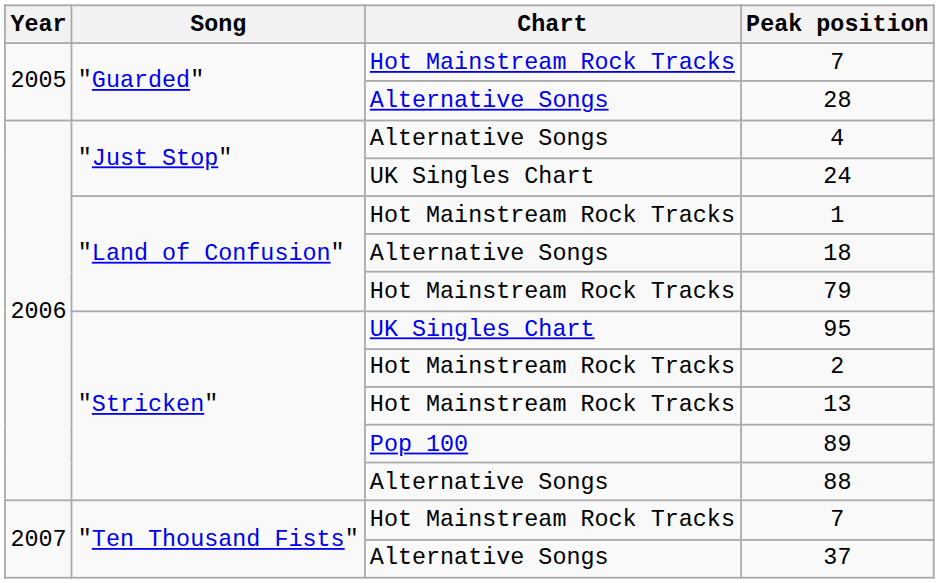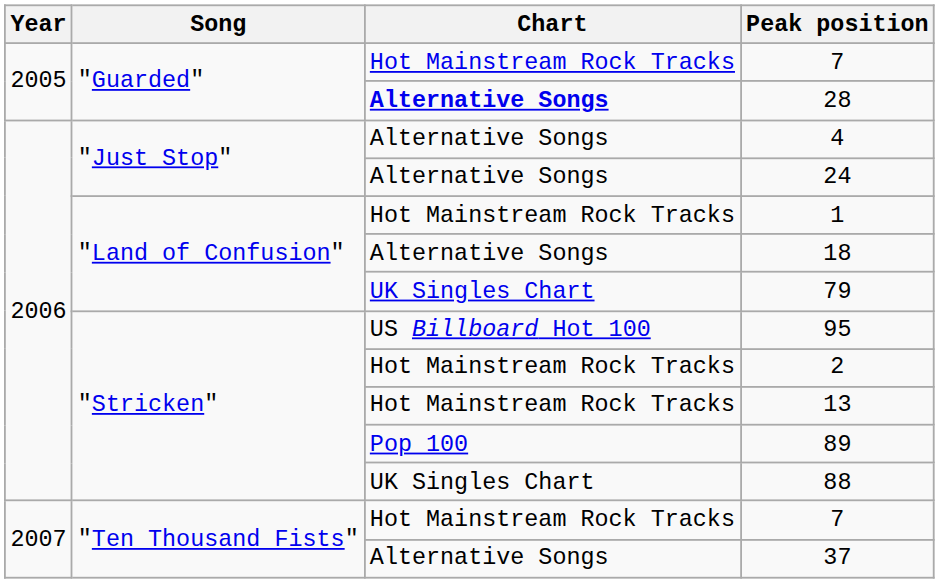(489, 101) normal -> (489, 101) bold
(482, 177) UK Singles Chart -> (489, 177) Alternative Songs
(552, 291) Hot Mainstream Rock Tracks -> (482, 291) UK Singles Chart
(482, 329) UK Singles Chart -> (510, 329) US Billboard Hot 100
(489, 482) Alternative Songs -> (482, 482) UK Singles Chart
